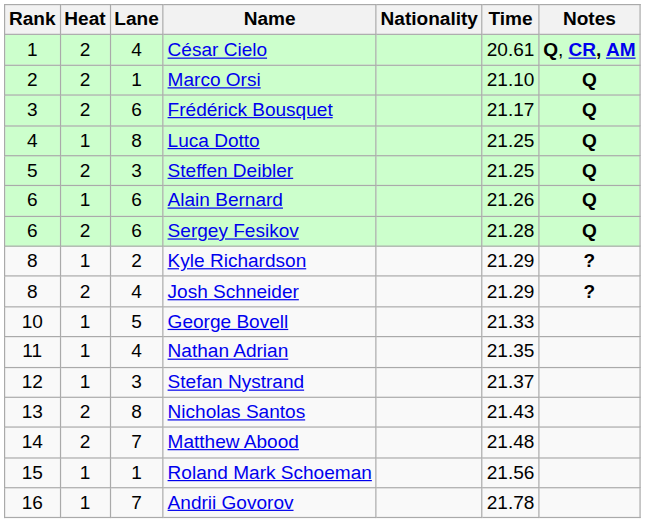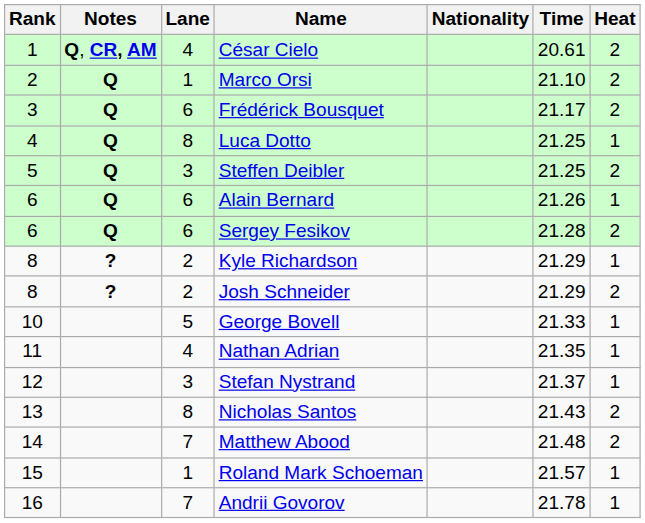columns swapped: (85, 19) <-> (589, 19)
(137, 291) 4 -> (188, 291) 2
(511, 472) 21.56 -> (562, 472) 21.57
